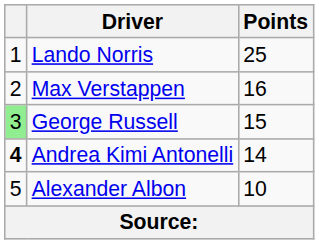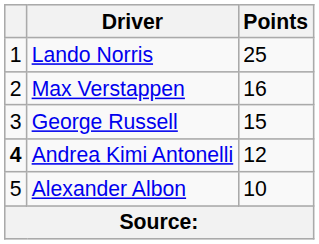(16, 121) lightgreen background -> (16, 121) no background
(255, 155) 14 -> (255, 155) 12
